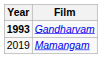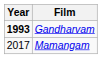(18, 45) 2019 -> (18, 45) 2017
